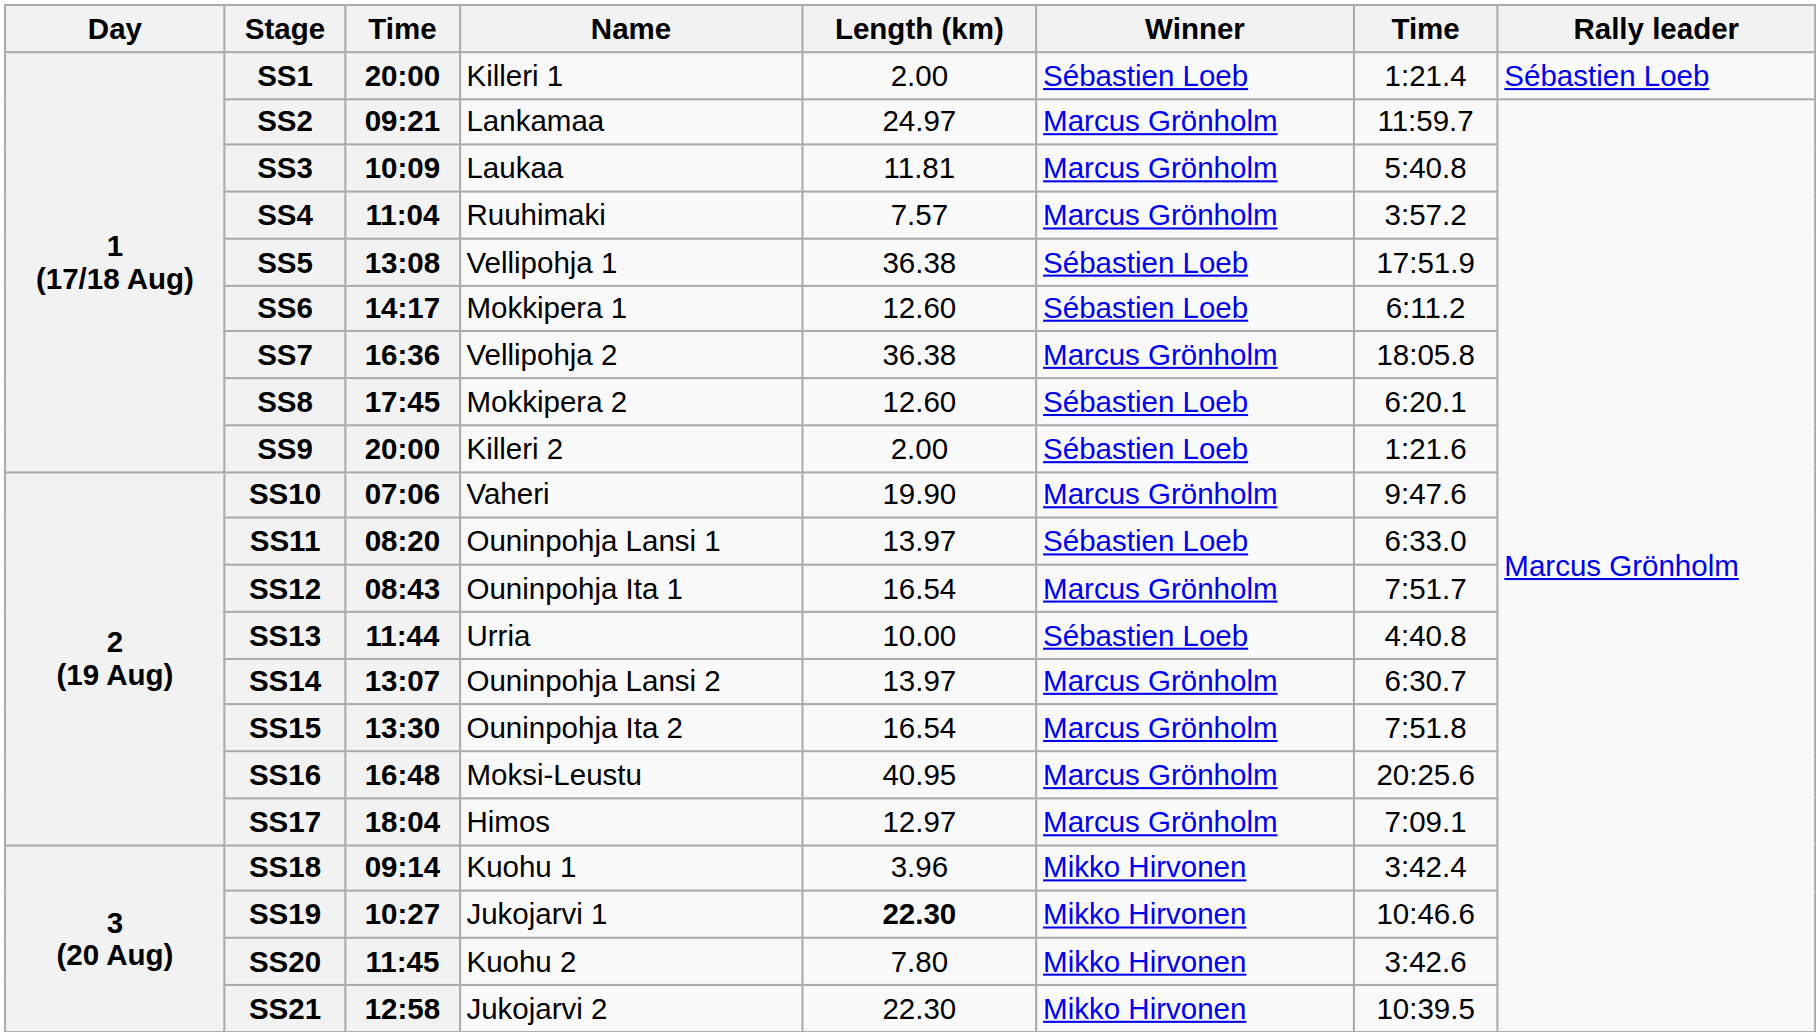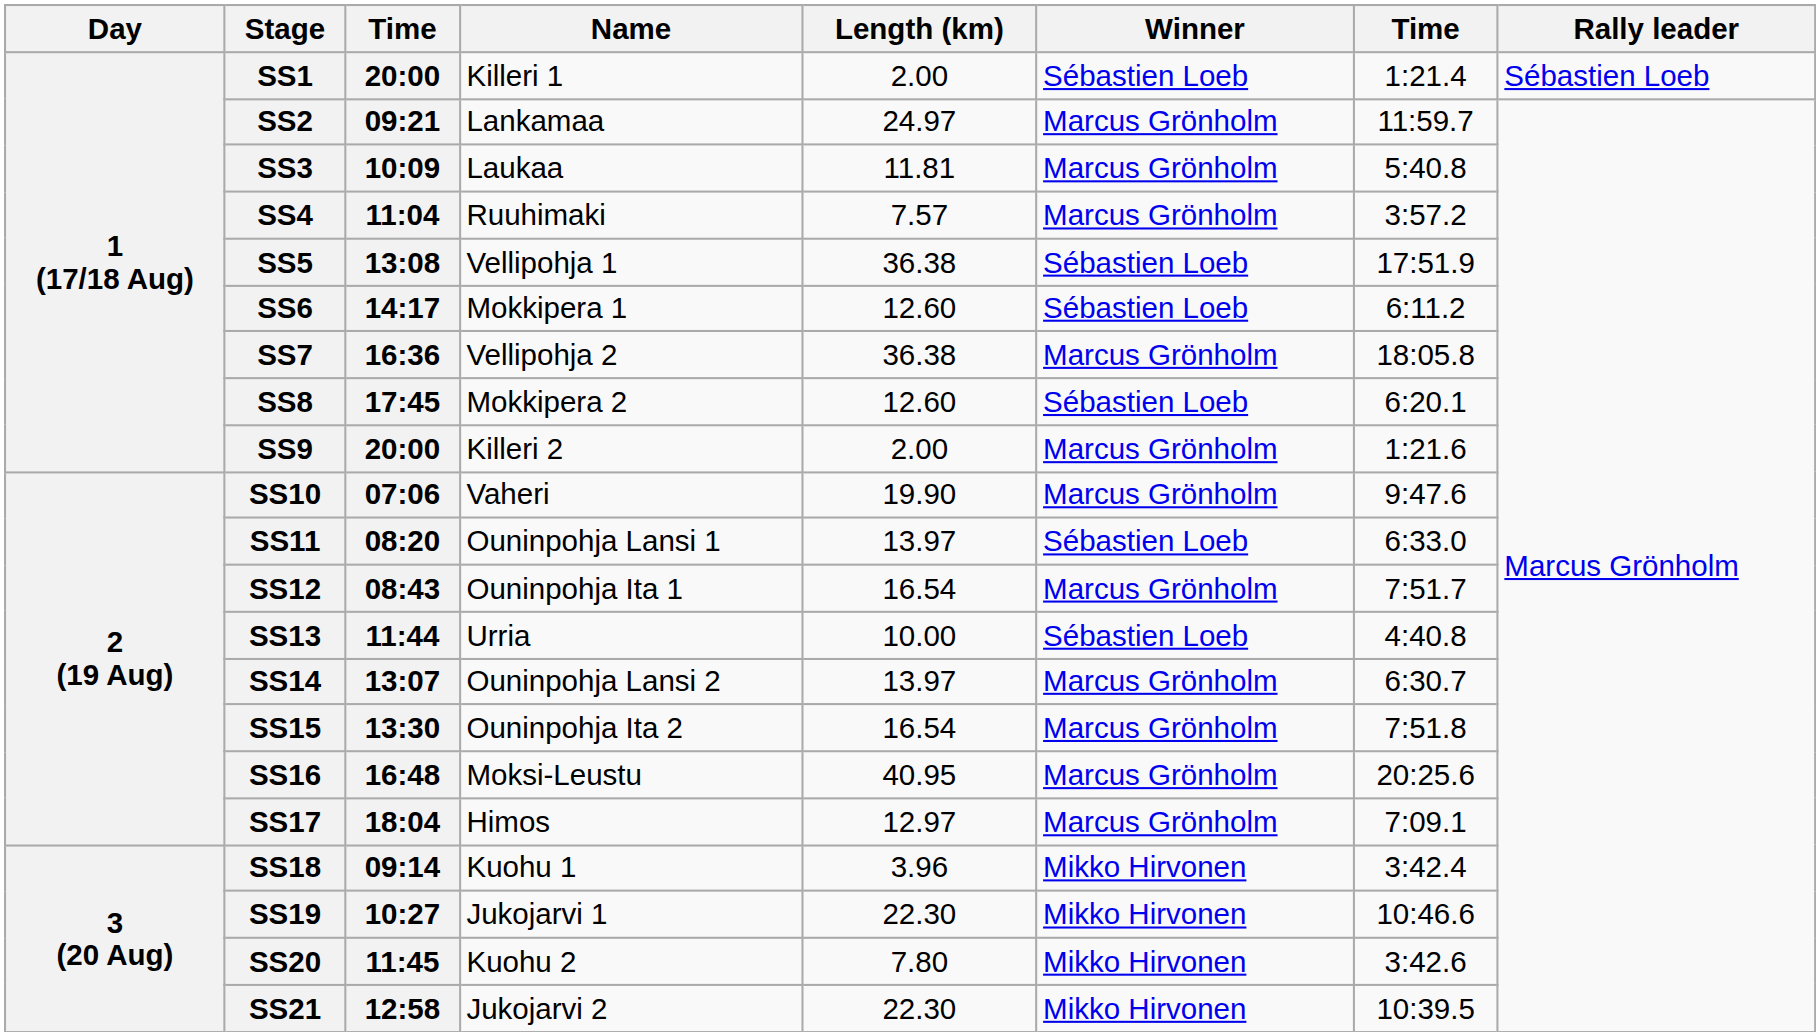(1146, 448) Sébastien Loeb -> (1160, 448) Marcus Grönholm
(919, 915) bold -> (919, 915) normal
